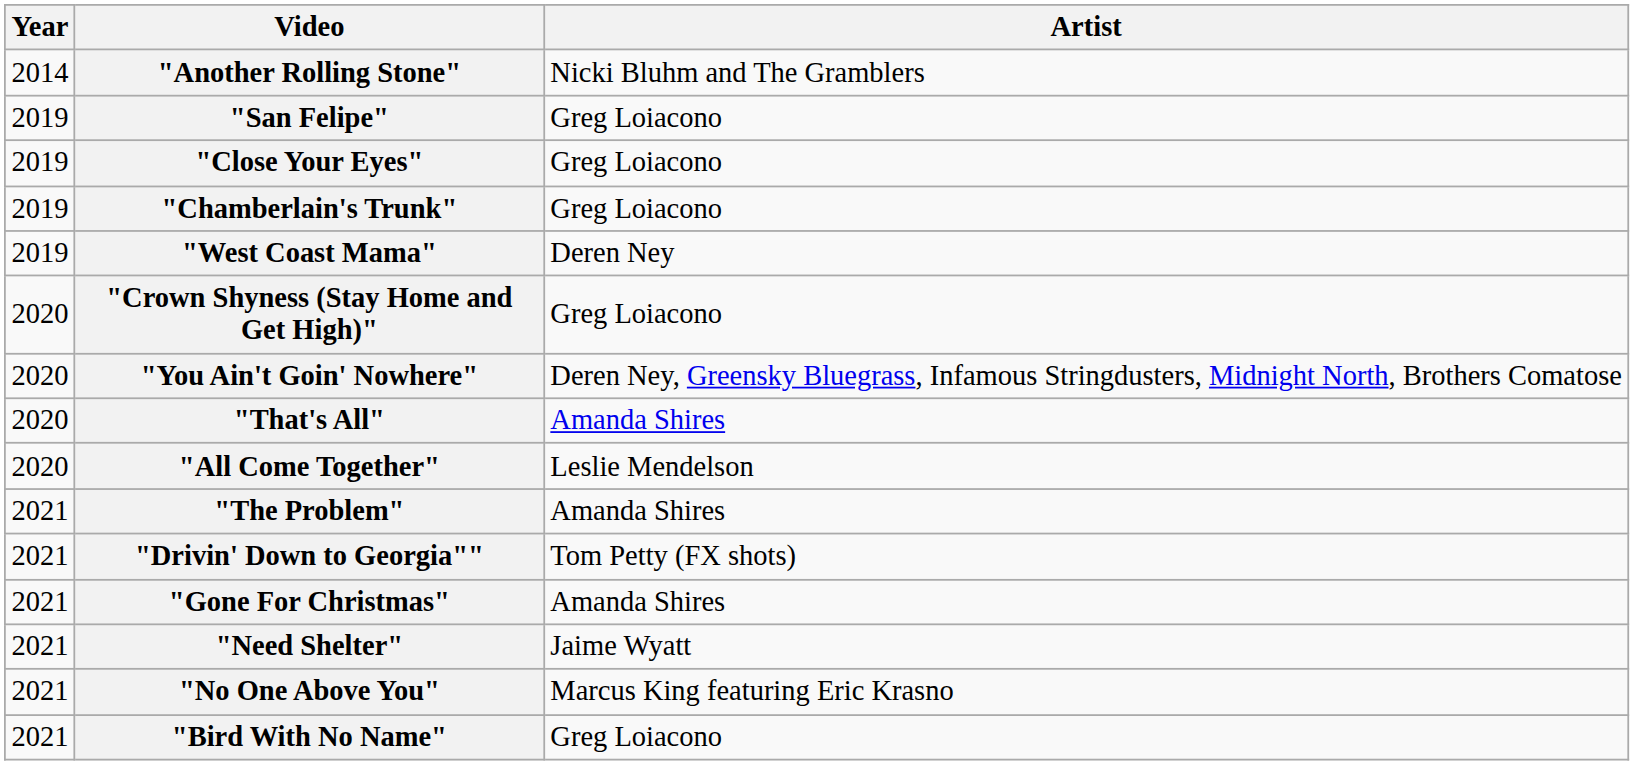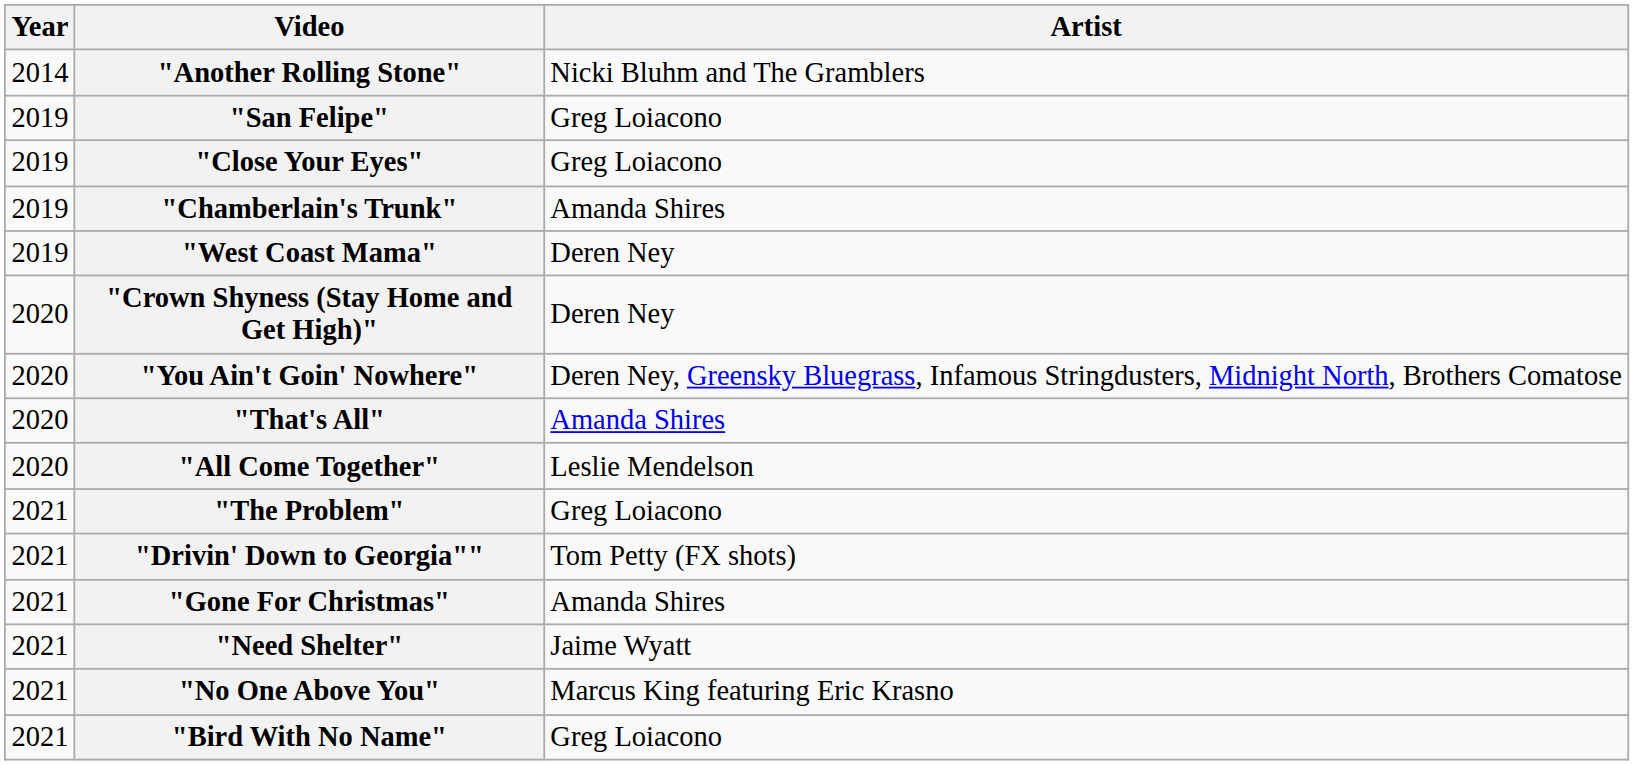(636, 207) Greg Loiacono -> (638, 207) Amanda Shires
(636, 314) Greg Loiacono -> (612, 314) Deren Ney
(638, 510) Amanda Shires -> (636, 510) Greg Loiacono
